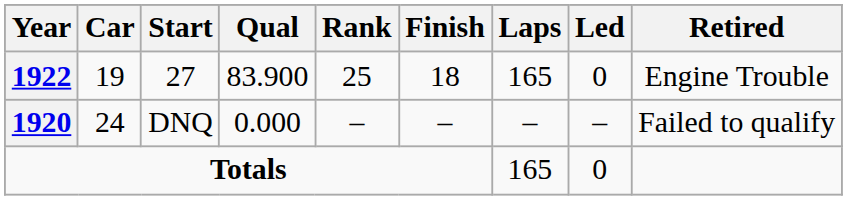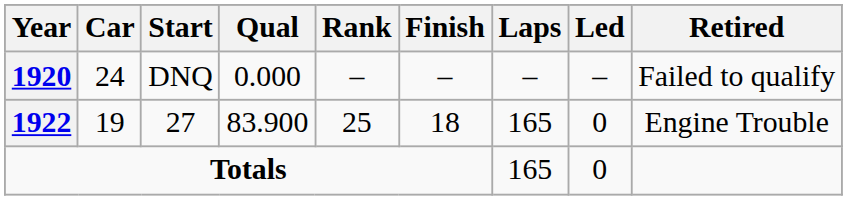rows swapped: (181, 122) <-> (181, 75)
